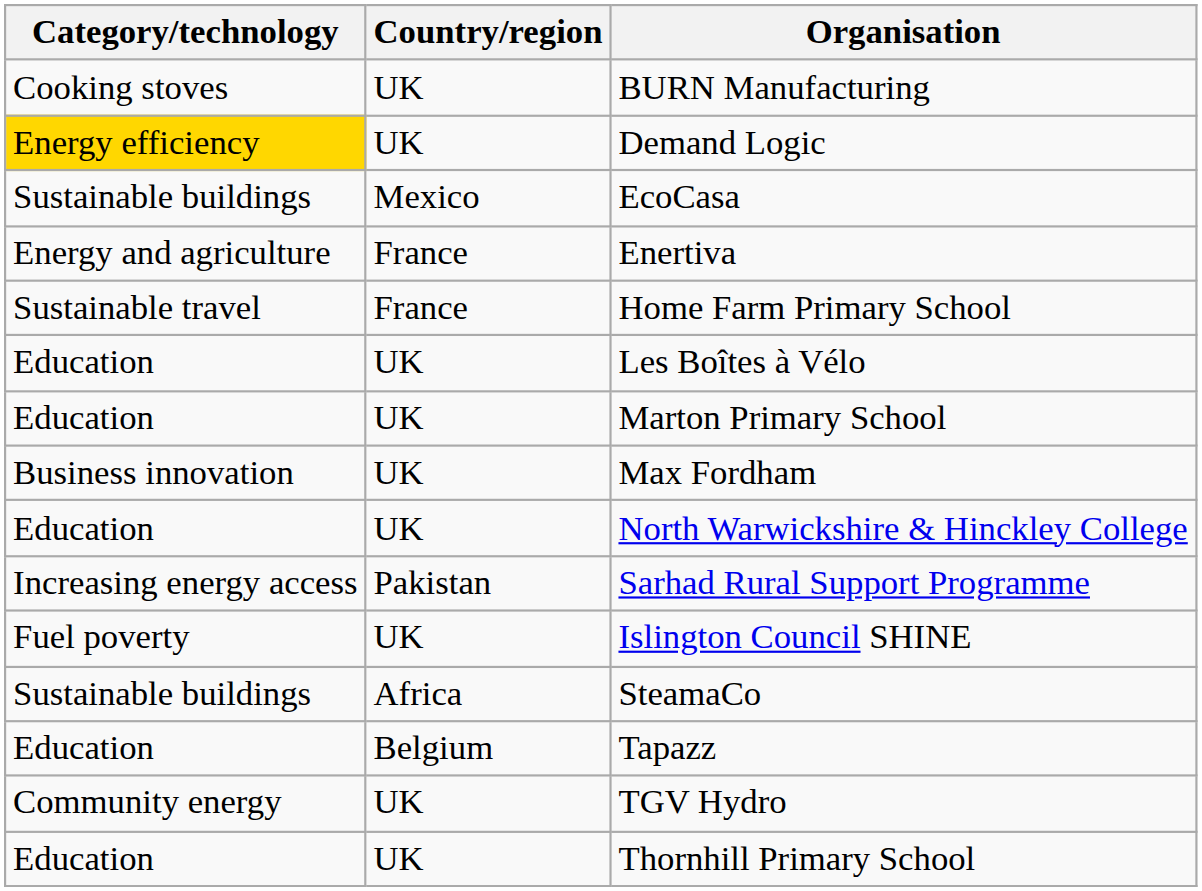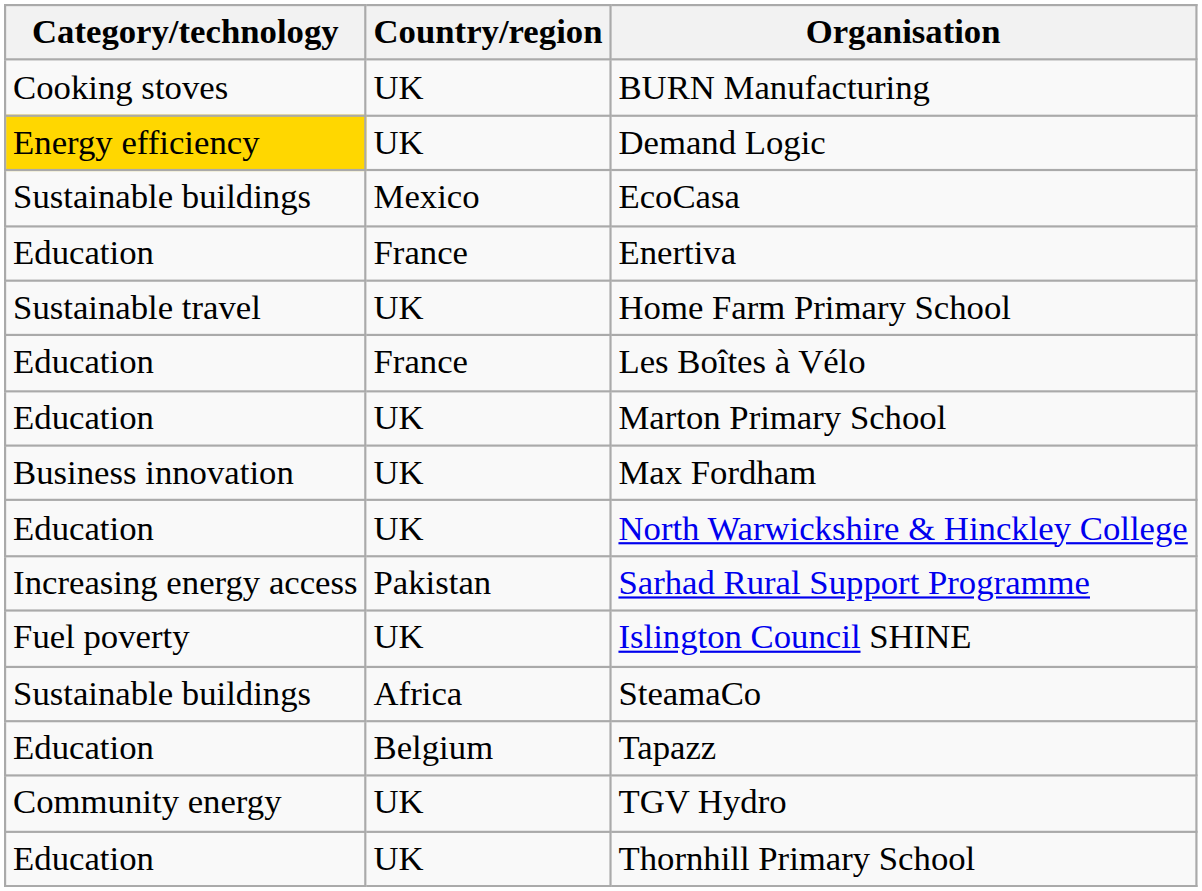(172, 252) Energy and agriculture -> (83, 252) Education
(421, 307) France -> (399, 307) UK
(399, 362) UK -> (421, 362) France
